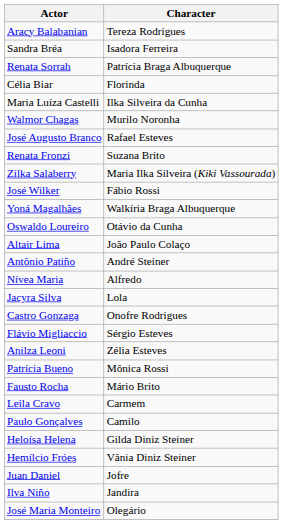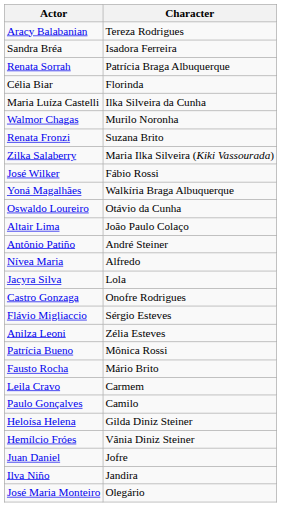- row: (54, 137)
